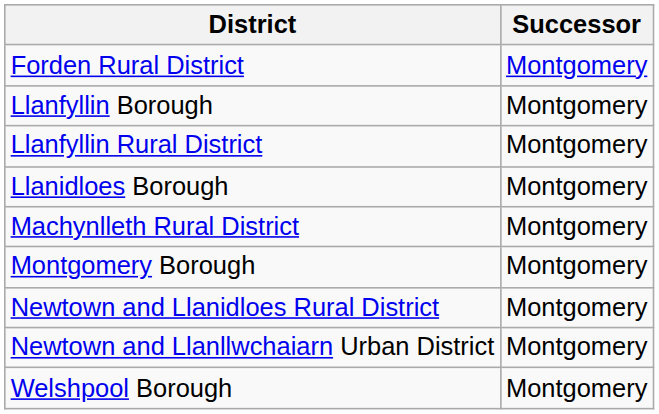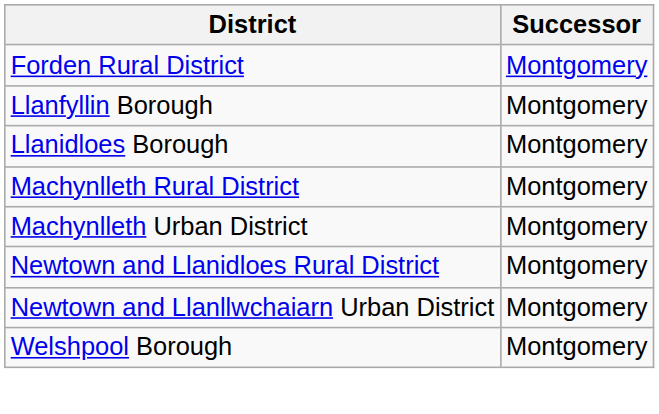- row: (136, 145)
+ row: (159, 226)
- row: (133, 266)
